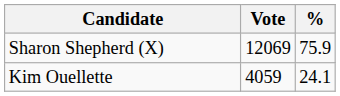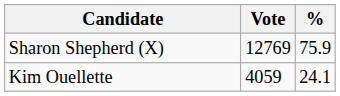(268, 47) 12069 -> (268, 47) 12769
